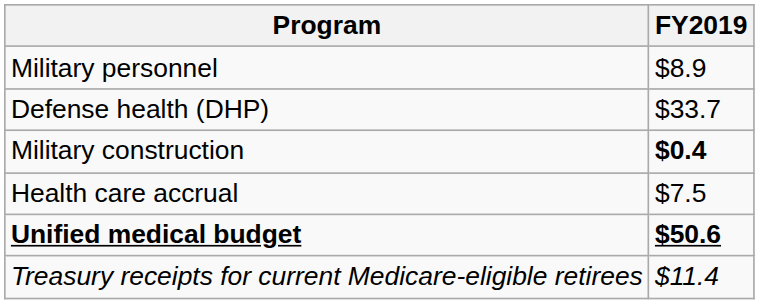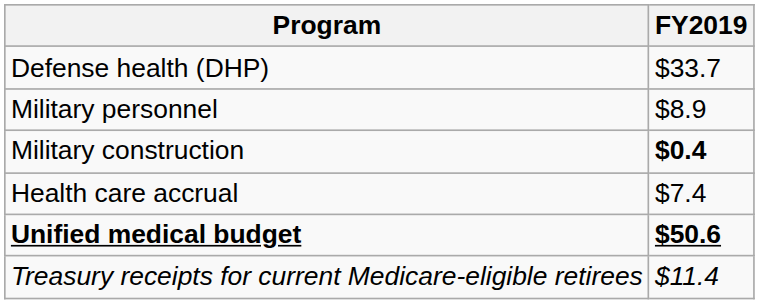rows swapped: (140, 109) <-> (114, 67)
(681, 192) $7.5 -> (681, 192) $7.4
